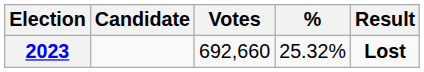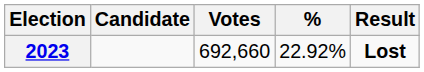(313, 51) 25.32% -> (313, 51) 22.92%
